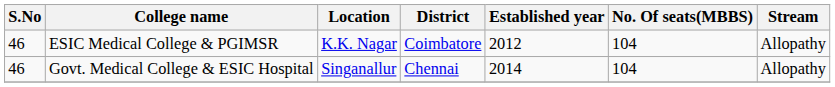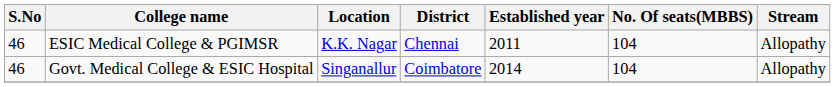(443, 43) Coimbatore -> (432, 43) Chennai
(505, 43) 2012 -> (505, 43) 2011
(432, 69) Chennai -> (443, 69) Coimbatore
